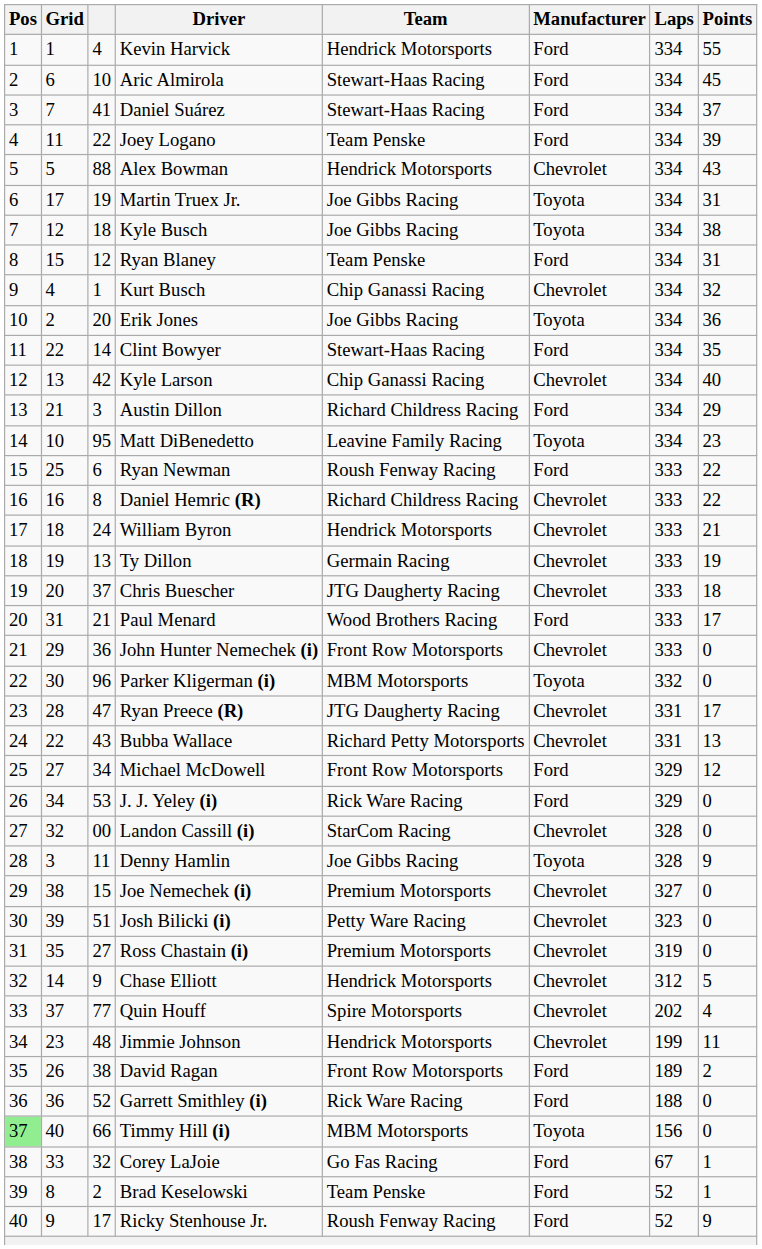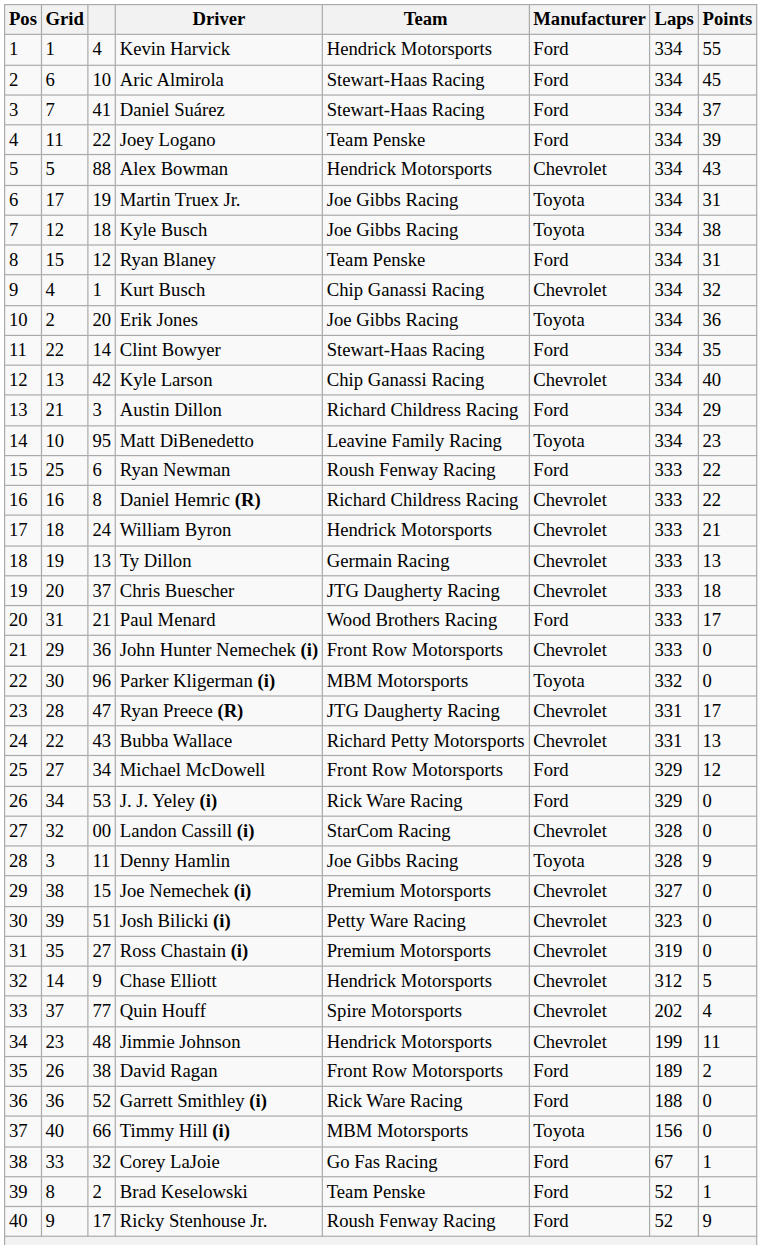(712, 560) 19 -> (712, 560) 13
(18, 1130) lightgreen background -> (18, 1130) no background
